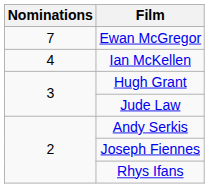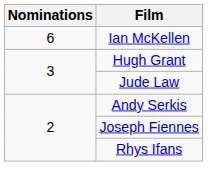- row: (150, 37)
(50, 60) 4 -> (50, 37) 6
